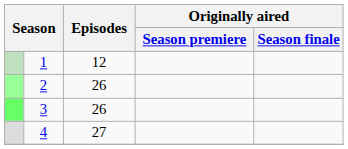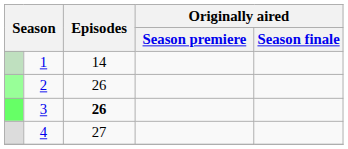(99, 62) 12 -> (99, 62) 14
(99, 109) normal -> (99, 109) bold
